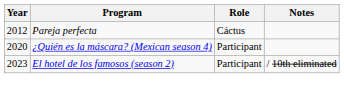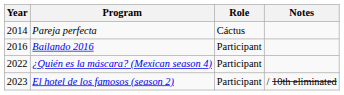(17, 30) 2012 -> (17, 30) 2014
+ row: (63, 47)
(17, 47) 2020 -> (17, 64) 2022
